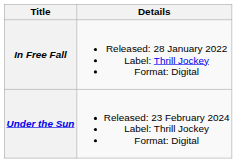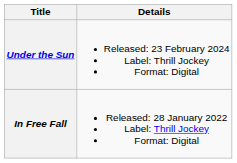rows swapped: (40, 54) <-> (40, 123)
